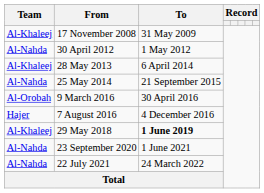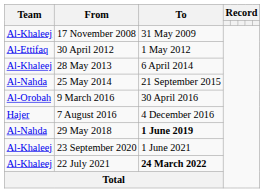(27, 49) Al-Nahda -> (27, 49) Al-Ettifaq
(29, 131) Al-Khaleej -> (27, 131) Al-Nahda
(27, 147) Al-Nahda -> (29, 147) Al-Khaleej
(27, 163) Al-Nahda -> (29, 163) Al-Khaleej
(173, 163) normal -> (174, 163) bold
